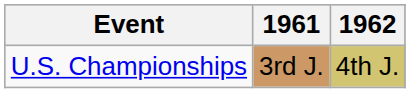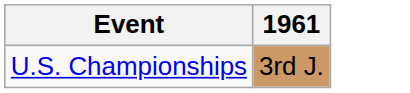- column: (367, 25)
